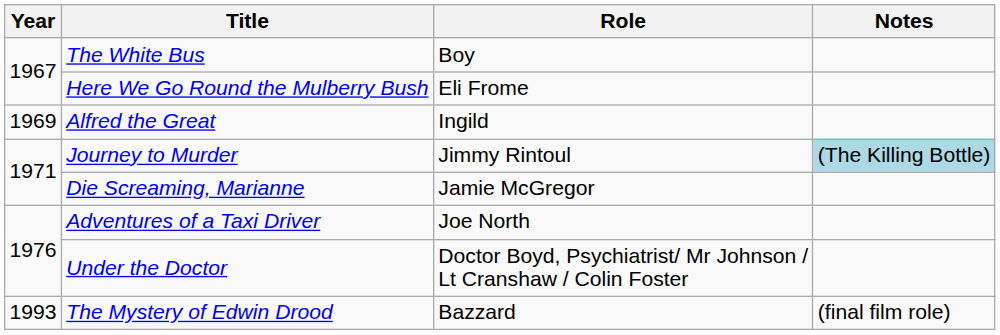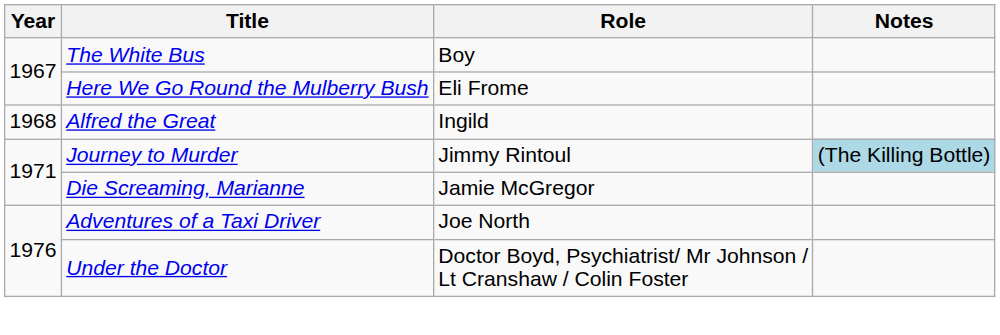(33, 121) 1969 -> (33, 121) 1968
- row: (199, 312)
